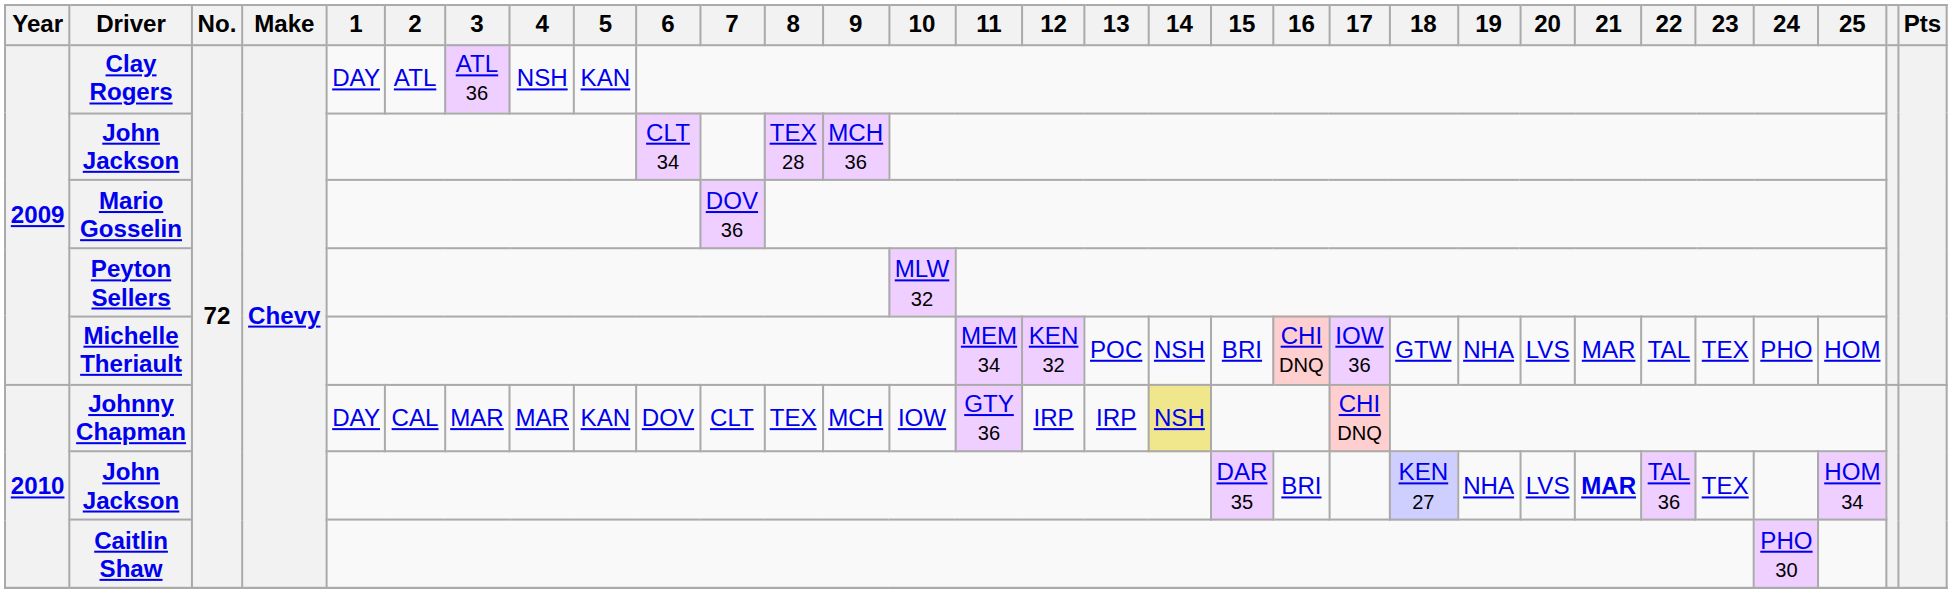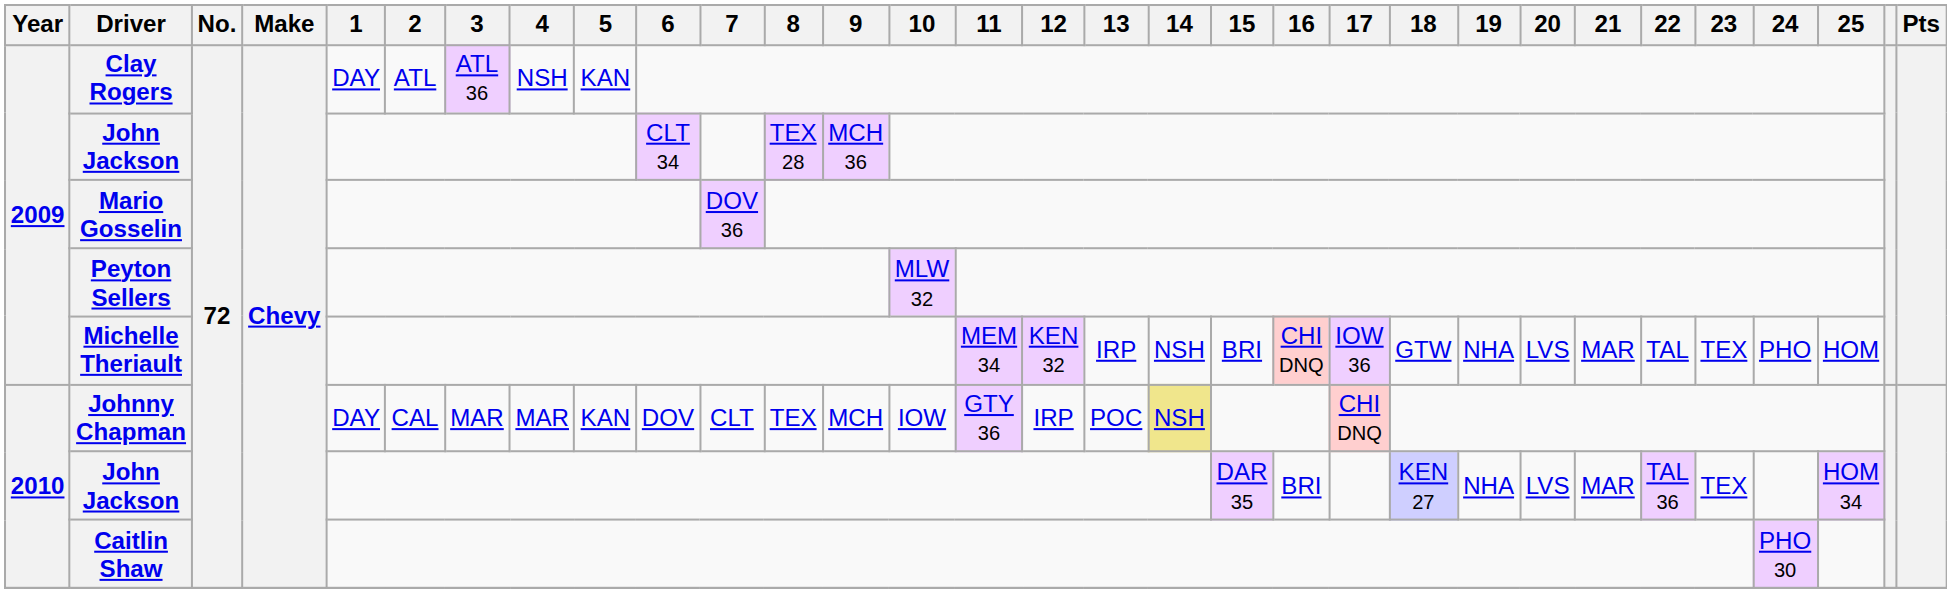(1116, 350) POC -> (1116, 350) IRP
(1116, 418) IRP -> (1116, 418) POC
(1609, 486) bold -> (1608, 486) normal
